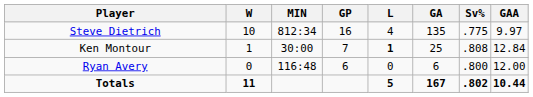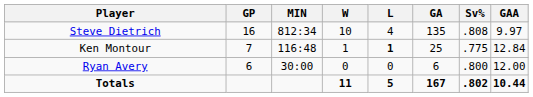columns swapped: (345, 13) <-> (249, 13)
(475, 31) .775 -> (475, 31) .808
(297, 48) 30:00 -> (297, 48) 116:48
(475, 48) .808 -> (475, 48) .775
(297, 66) 116:48 -> (297, 66) 30:00
